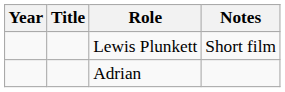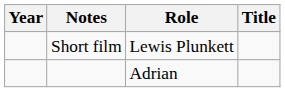columns swapped: (68, 18) <-> (241, 18)
